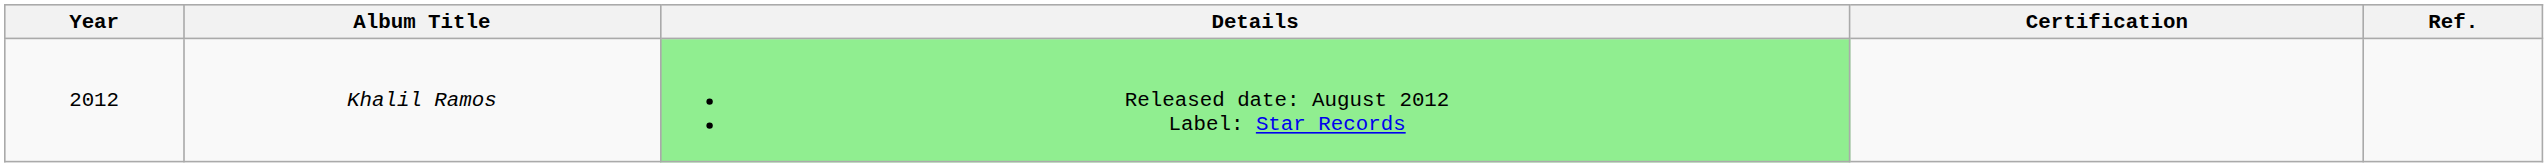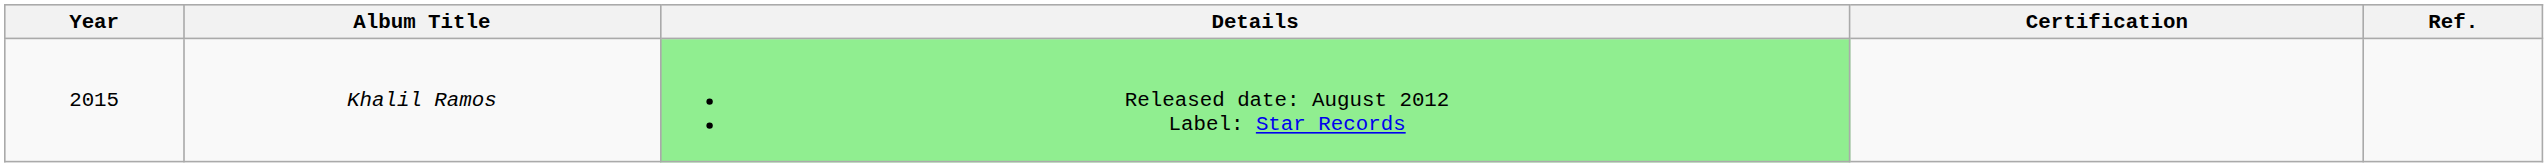(94, 100) 2012 -> (94, 100) 2015
